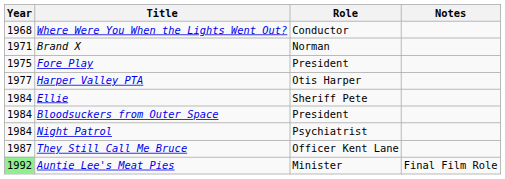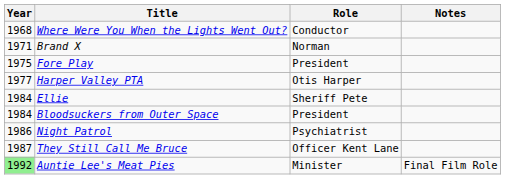(19, 132) 1984 -> (19, 132) 1986
